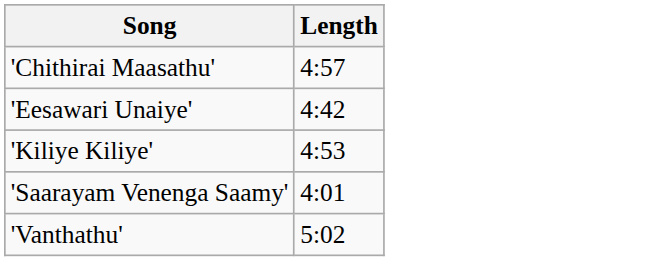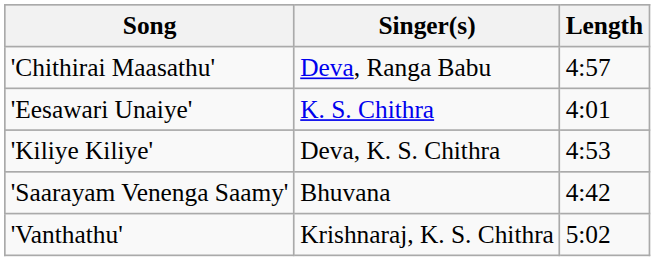+ column: (427, 25)
(323, 109) 4:42 -> (588, 109) 4:01
(323, 193) 4:01 -> (588, 193) 4:42
